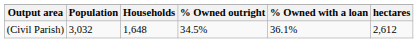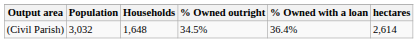(284, 29) 36.1% -> (284, 29) 36.4%
(385, 29) 2,612 -> (385, 29) 2,614
